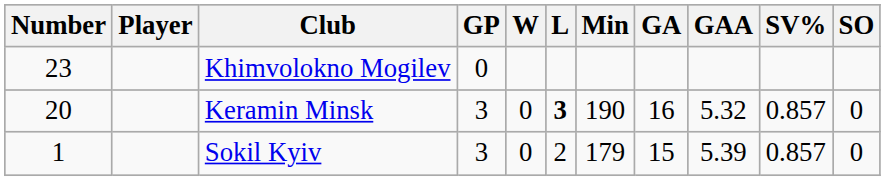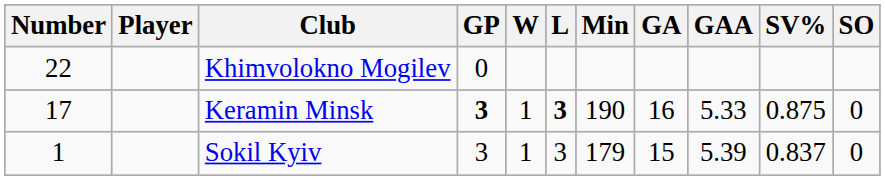(58, 68) 23 -> (58, 68) 22
(58, 110) 20 -> (58, 110) 17
(481, 110) normal -> (481, 110) bold
(526, 110) 0 -> (526, 110) 1
(723, 110) 5.32 -> (723, 110) 5.33
(796, 110) 0.857 -> (796, 110) 0.875
(526, 152) 0 -> (526, 152) 1
(560, 152) 2 -> (560, 152) 3
(796, 152) 0.857 -> (796, 152) 0.837
